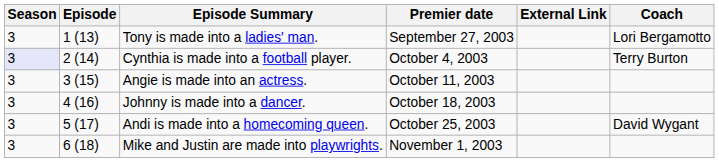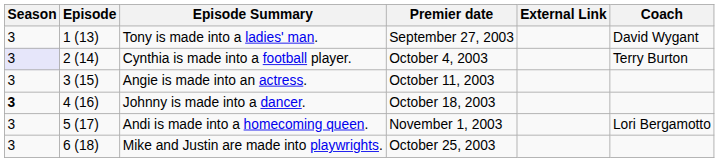(662, 37) Lori Bergamotto -> (656, 37) David Wygant
(11, 102) normal -> (11, 102) bold
(442, 124) October 25, 2003 -> (446, 124) November 1, 2003
(656, 124) David Wygant -> (662, 124) Lori Bergamotto
(446, 146) November 1, 2003 -> (442, 146) October 25, 2003
